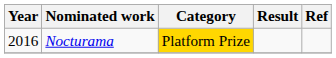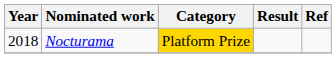(23, 40) 2016 -> (23, 40) 2018
